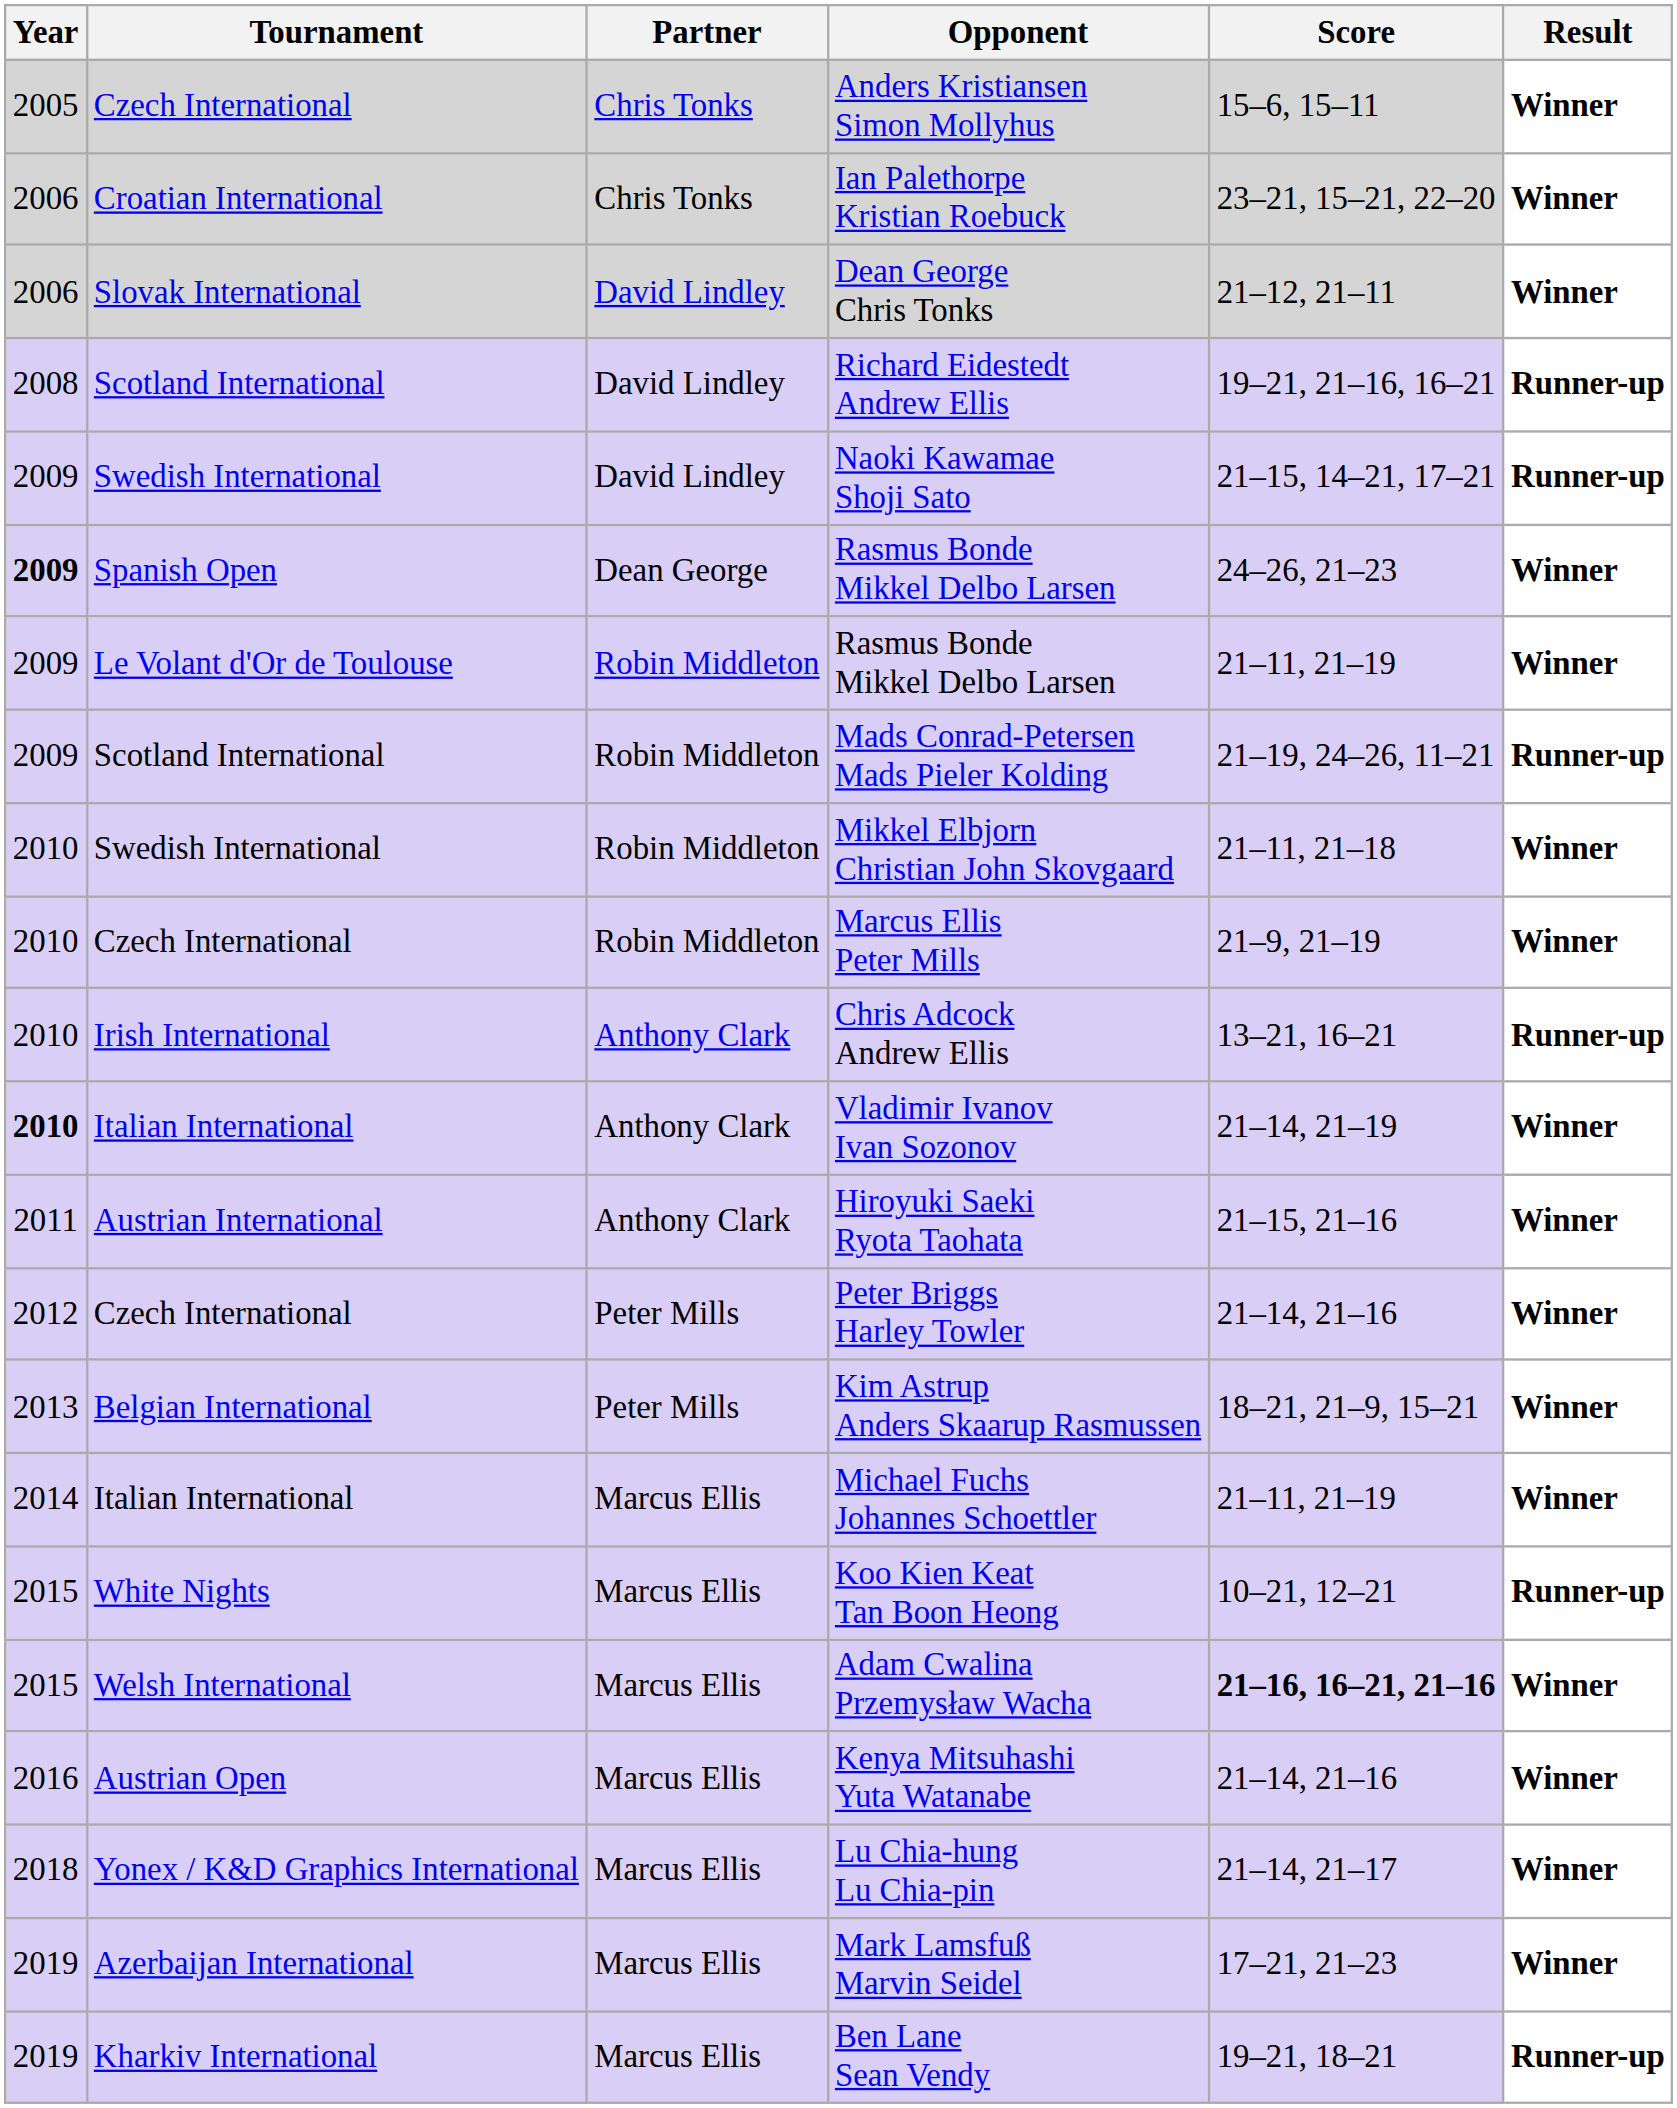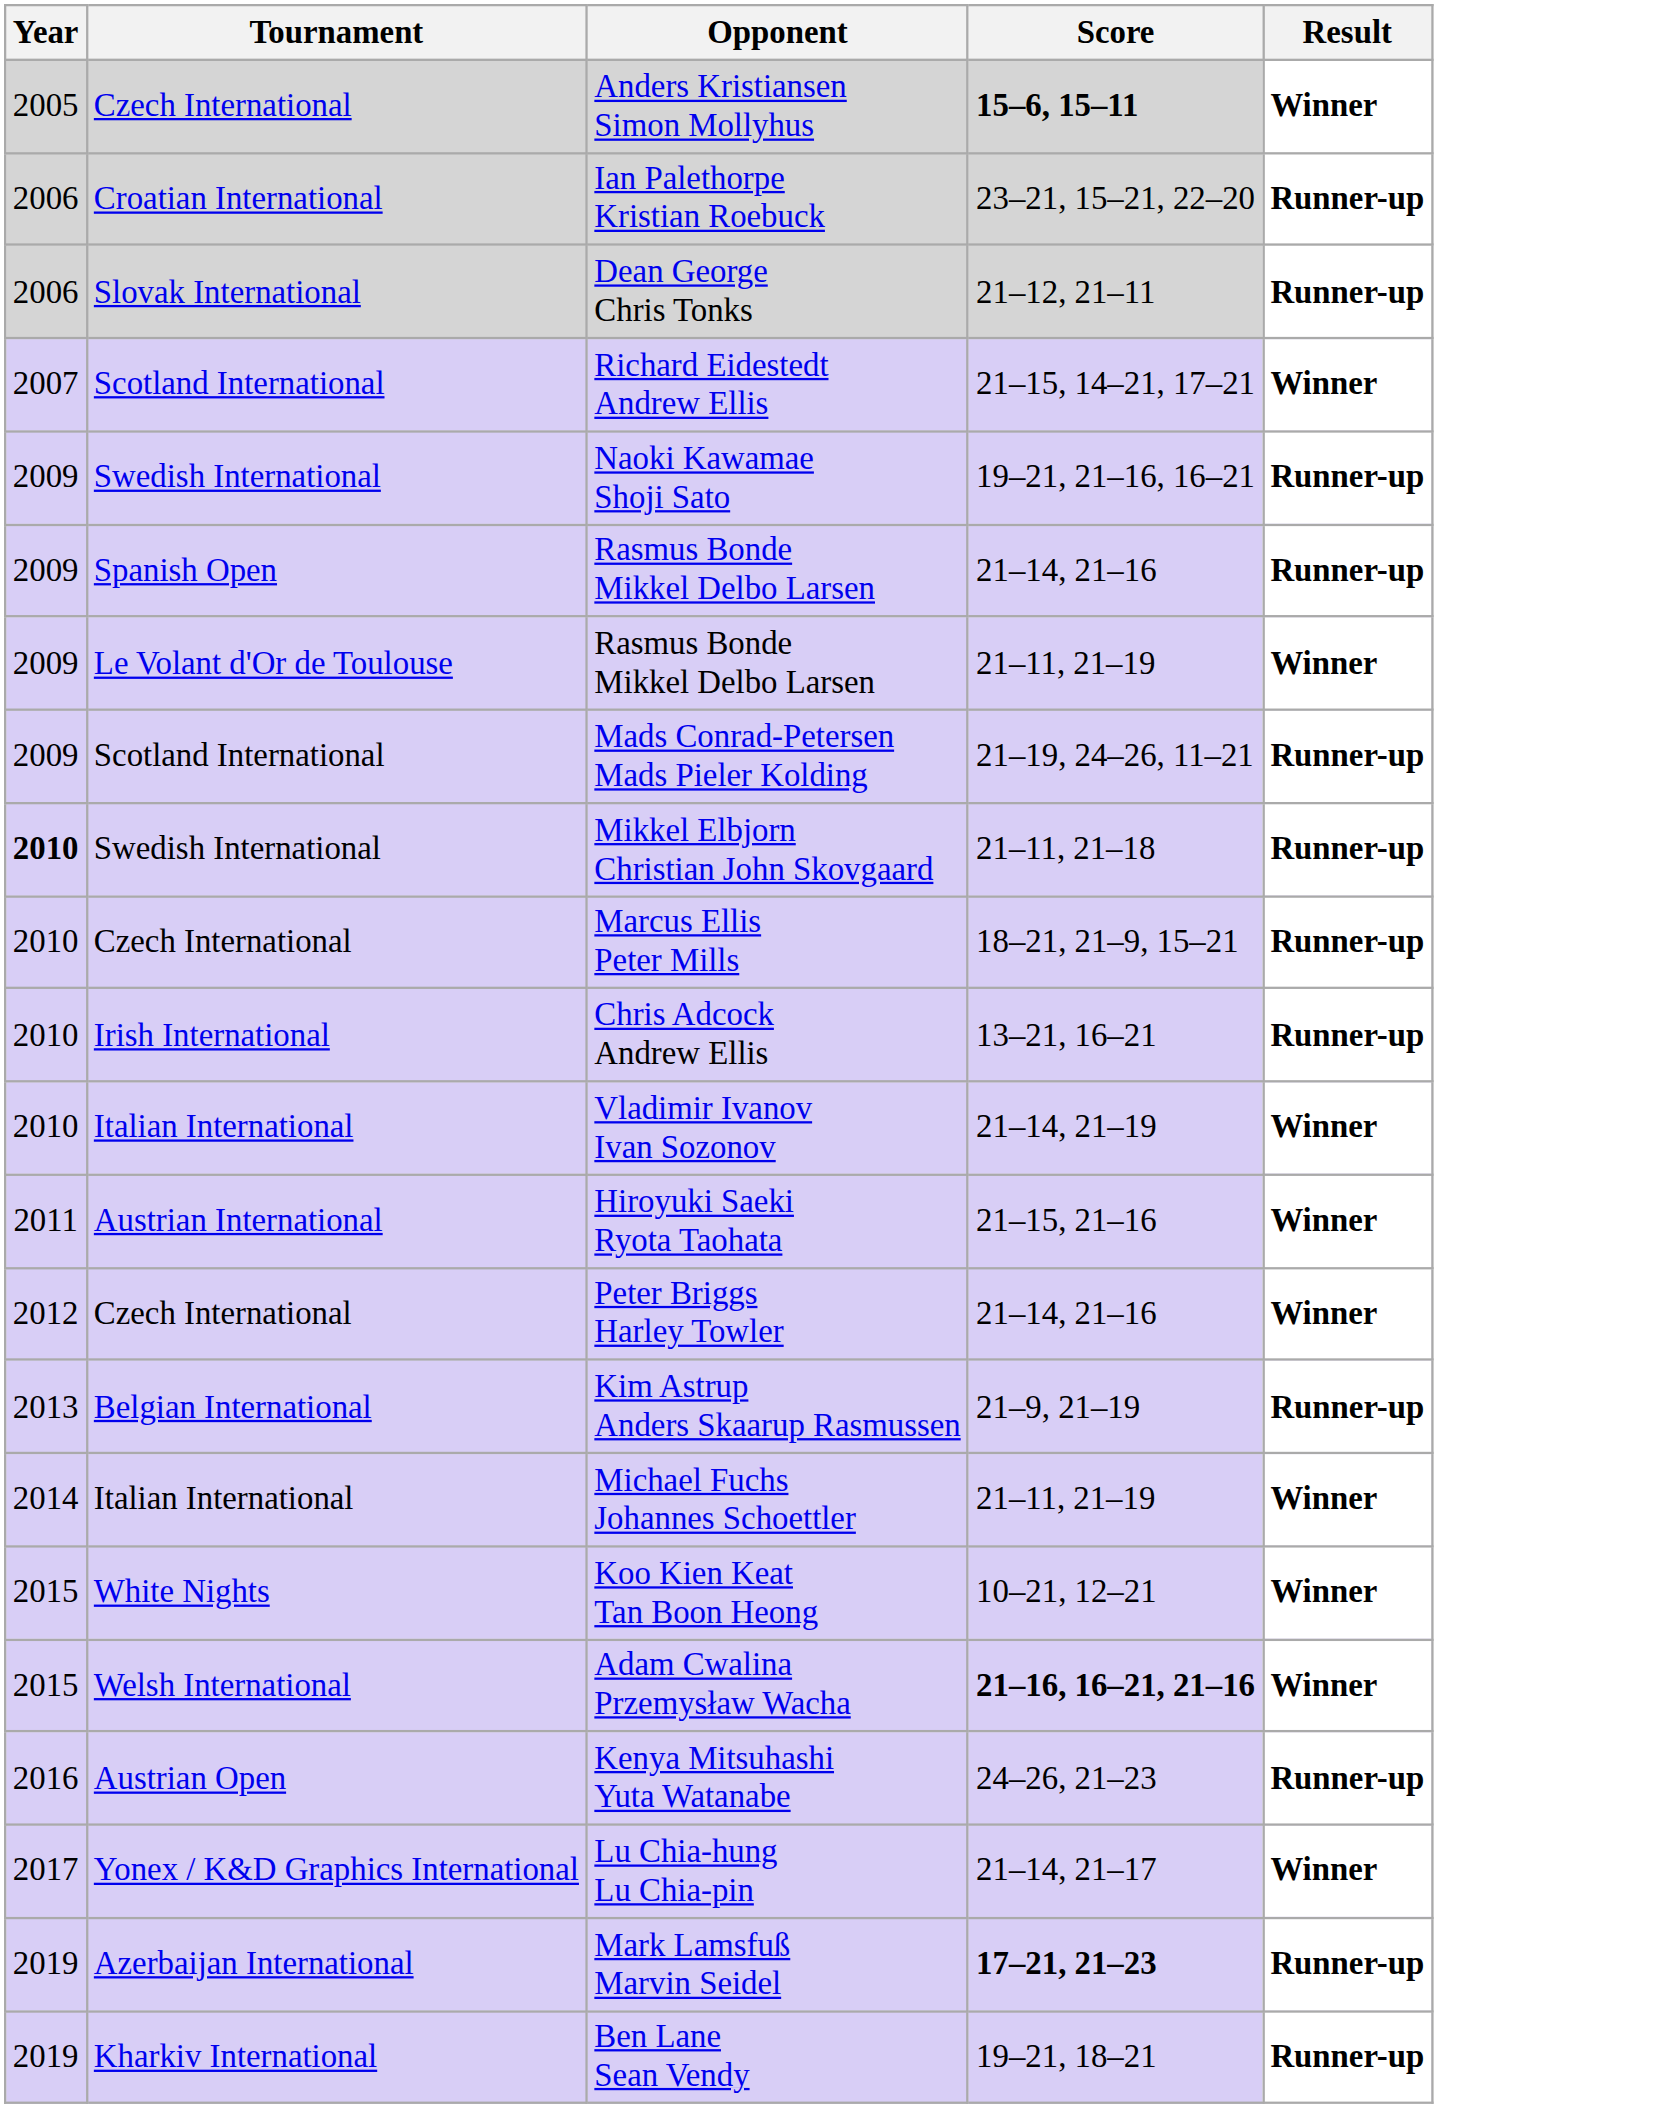- column: (707, 31)
(1298, 105) normal -> (1057, 105) bold
(1564, 198) Winner -> (1347, 198) Runner-up
(1564, 291) Winner -> (1347, 291) Runner-up
(46, 384) 2008 -> (46, 384) 2007
(1356, 384) 19–21, 21–16, 16–21 -> (1116, 384) 21–15, 14–21, 17–21
(1588, 384) Runner-up -> (1324, 384) Winner
(1356, 477) 21–15, 14–21, 17–21 -> (1116, 477) 19–21, 21–16, 16–21
(46, 570) bold -> (46, 570) normal
(1307, 570) 24–26, 21–23 -> (1066, 570) 21–14, 21–16
(1564, 570) Winner -> (1347, 570) Runner-up
(46, 848) normal -> (46, 848) bold
(1564, 848) Winner -> (1347, 848) Runner-up
(1299, 941) 21–9, 21–19 -> (1107, 941) 18–21, 21–9, 15–21
(1564, 941) Winner -> (1347, 941) Runner-up
(46, 1127) bold -> (46, 1127) normal
(1348, 1406) 18–21, 21–9, 15–21 -> (1058, 1406) 21–9, 21–19
(1564, 1406) Winner -> (1347, 1406) Runner-up
(1588, 1592) Runner-up -> (1324, 1592) Winner
(1307, 1777) 21–14, 21–16 -> (1066, 1777) 24–26, 21–23
(1564, 1777) Winner -> (1347, 1777) Runner-up
(46, 1870) 2018 -> (46, 1870) 2017
(1307, 1963) normal -> (1066, 1963) bold
(1564, 1963) Winner -> (1347, 1963) Runner-up
